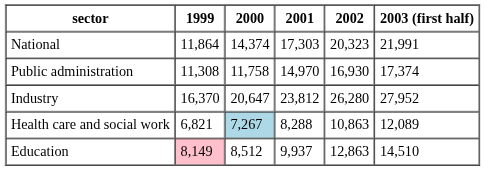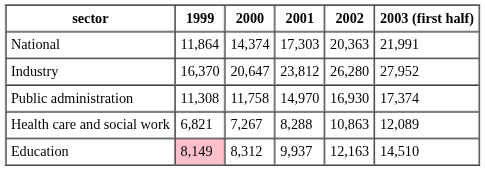(350, 44) 20,323 -> (350, 44) 20,363
rows swapped: (35, 98) <-> (72, 71)
(246, 125) lightblue background -> (246, 125) no background
(246, 151) 8,512 -> (246, 151) 8,312
(350, 151) 12,863 -> (350, 151) 12,163
